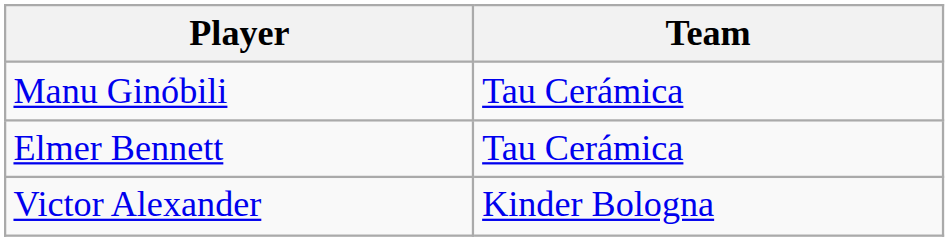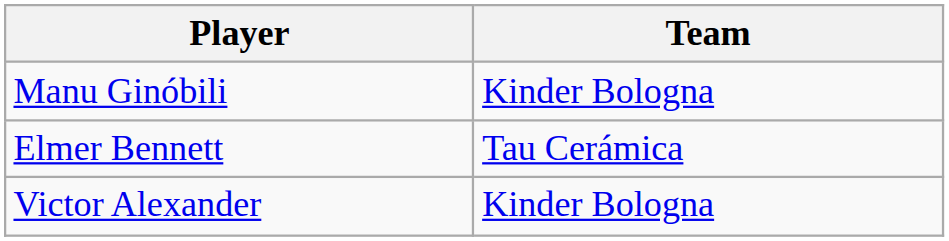(583, 90) Tau Cerámica -> (598, 90) Kinder Bologna
